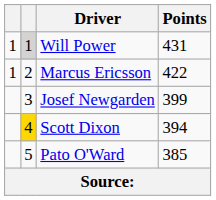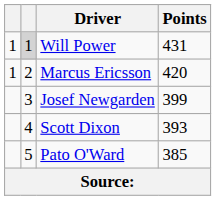(175, 72) 422 -> (175, 72) 420
(29, 127) gold background -> (29, 127) no background
(175, 127) 394 -> (175, 127) 393
